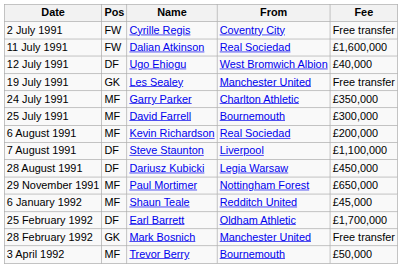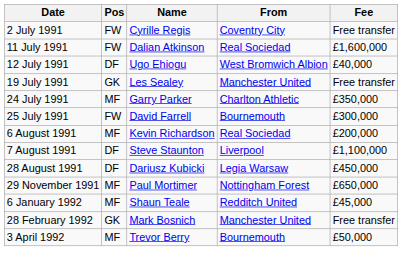(112, 116) MF -> (113, 116) FW
- row: (50, 220)
